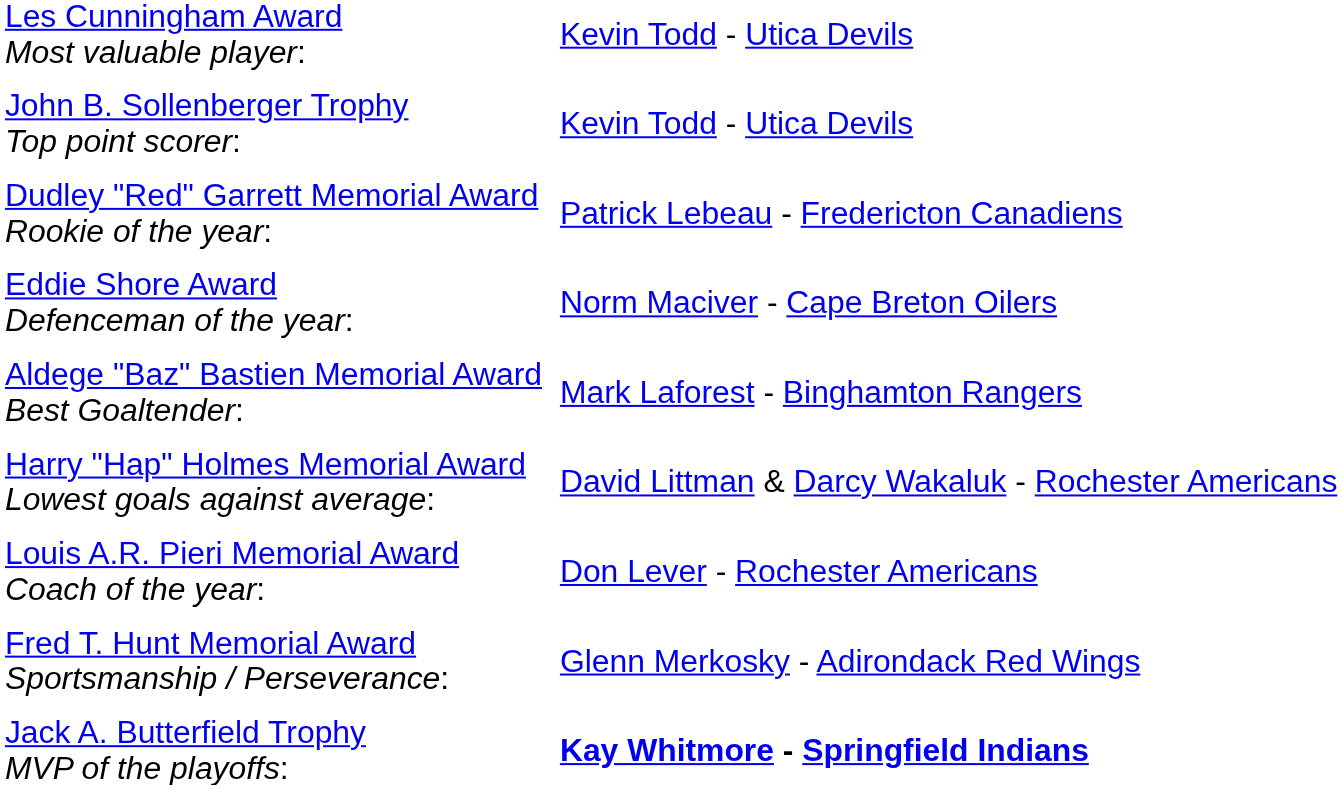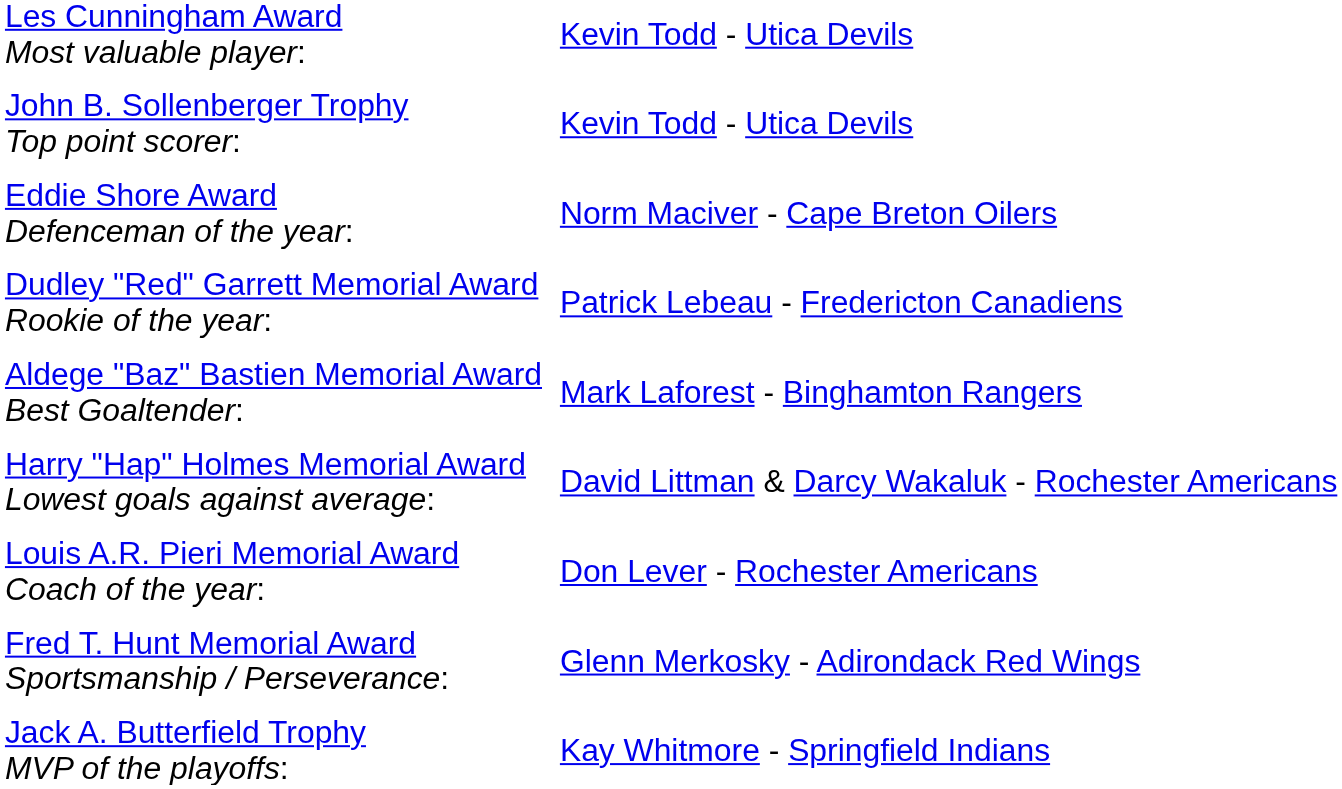rows swapped: (272, 213) <-> (179, 302)
(824, 750) bold -> (805, 750) normal
